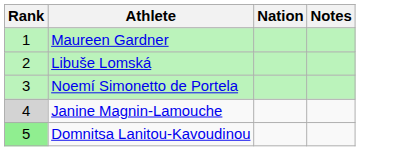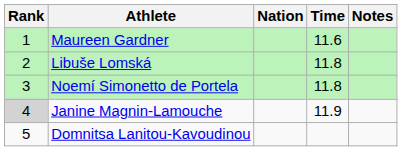+ column: (328, 16)
(26, 134) lightgreen background -> (26, 134) no background
